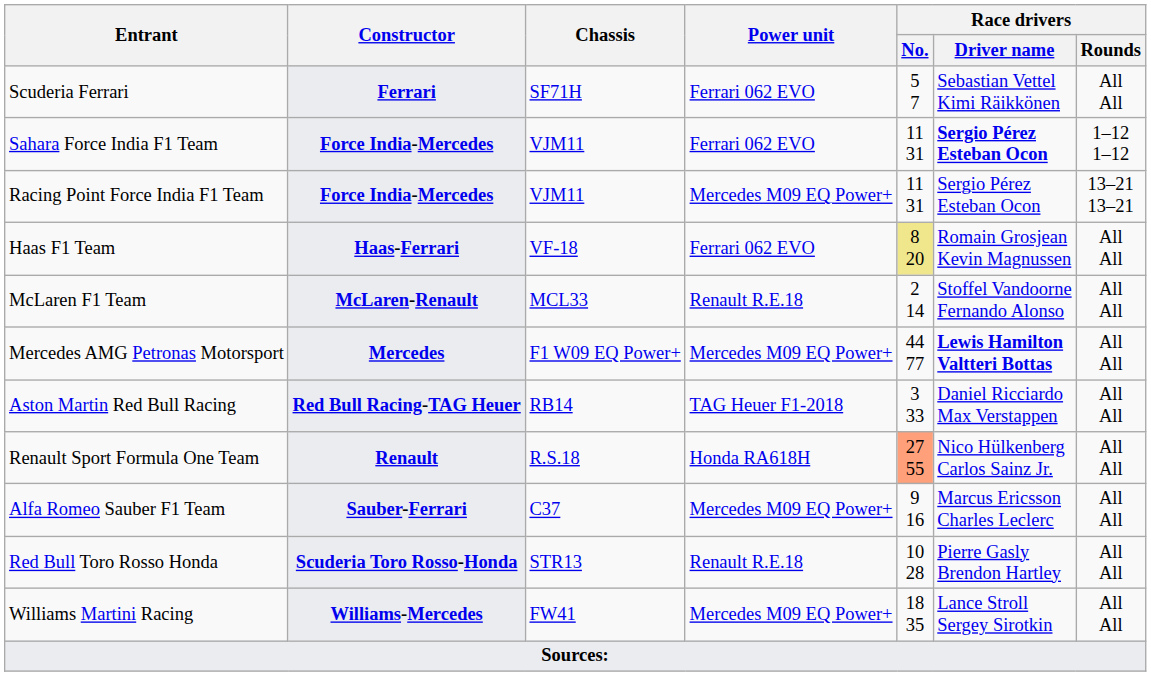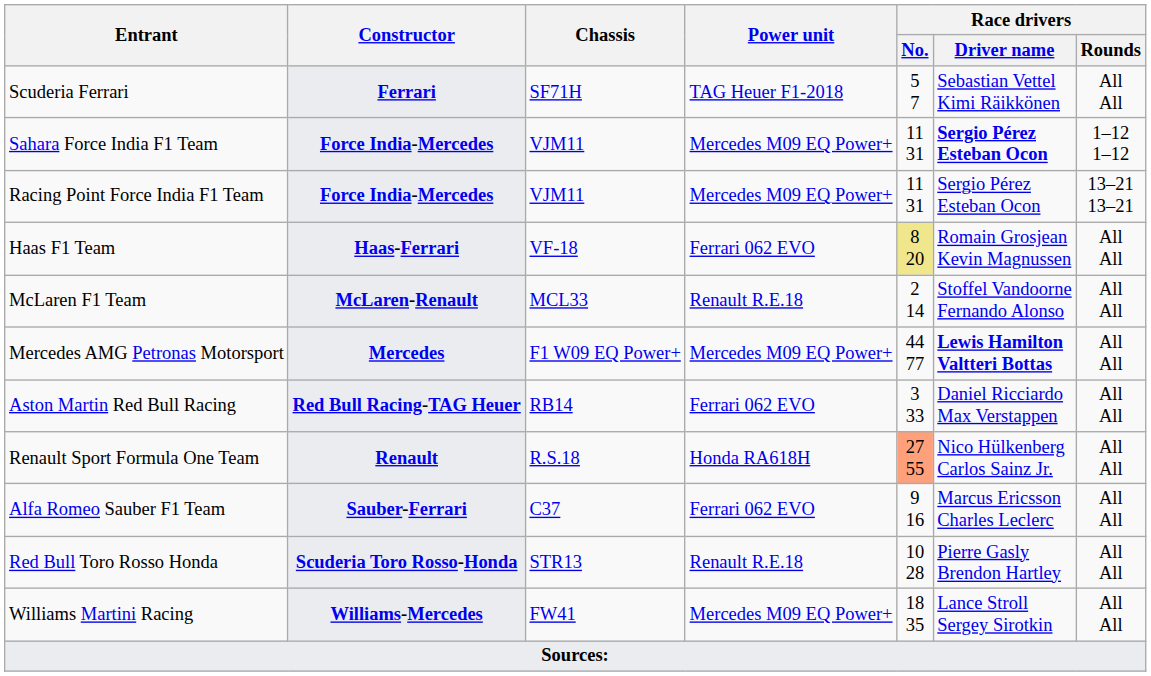(752, 91) Ferrari 062 EVO -> (766, 91) TAG Heuer F1-2018
(752, 143) Ferrari 062 EVO -> (791, 143) Mercedes M09 EQ Power+
(766, 404) TAG Heuer F1-2018 -> (752, 404) Ferrari 062 EVO
(791, 509) Mercedes M09 EQ Power+ -> (752, 509) Ferrari 062 EVO
